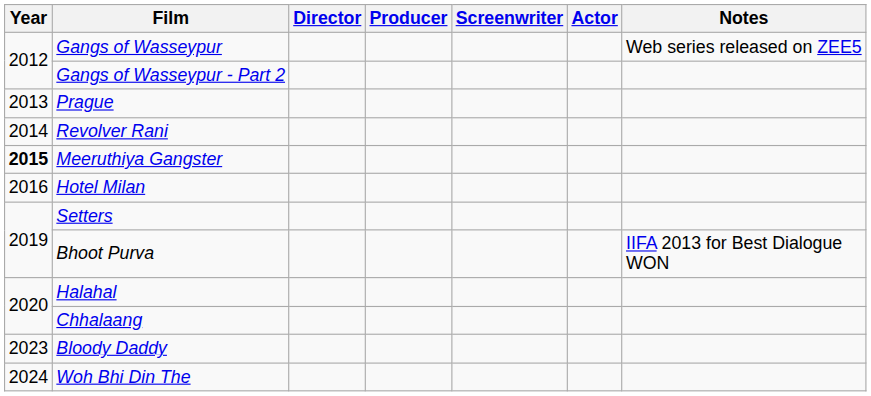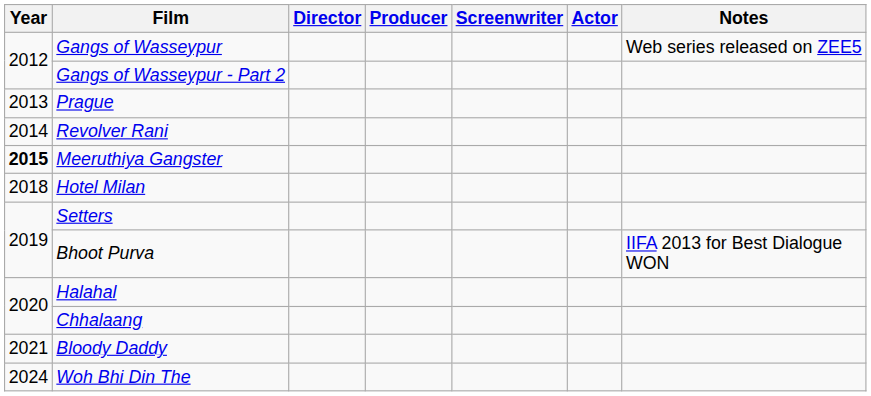(28, 187) 2016 -> (28, 187) 2018
(28, 348) 2023 -> (28, 348) 2021
